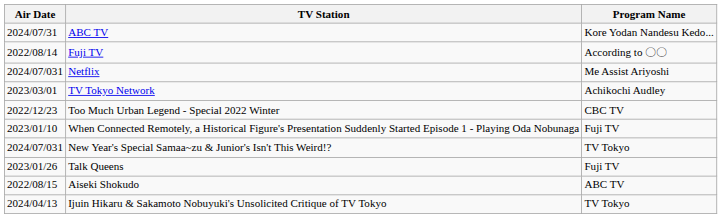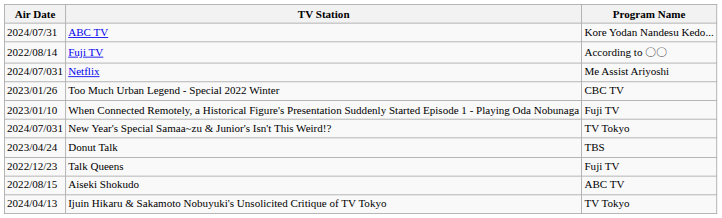- row: (111, 91)
(32, 109) 2022/12/23 -> (32, 91) 2023/01/26
+ row: (93, 147)
(32, 166) 2023/01/26 -> (32, 166) 2022/12/23
